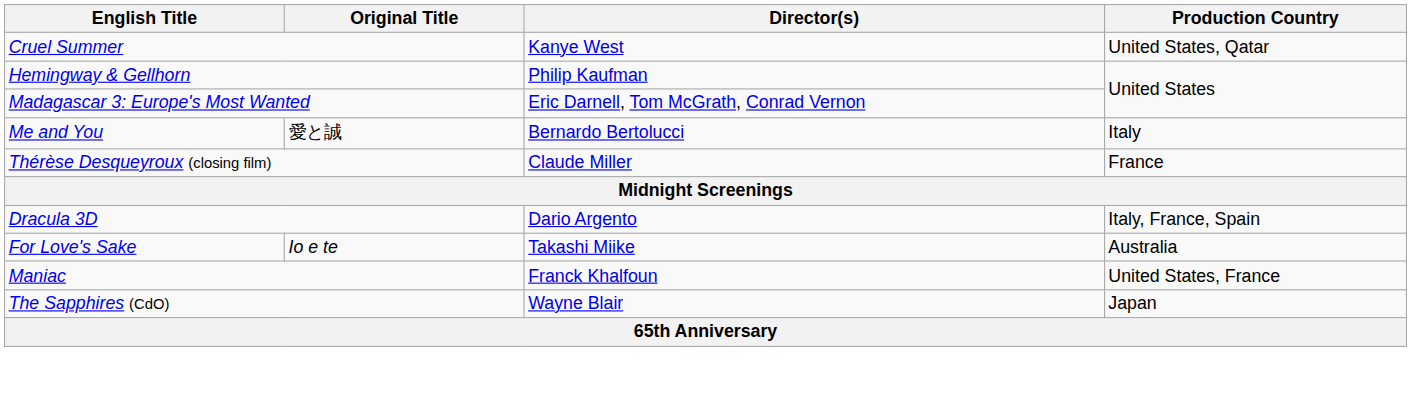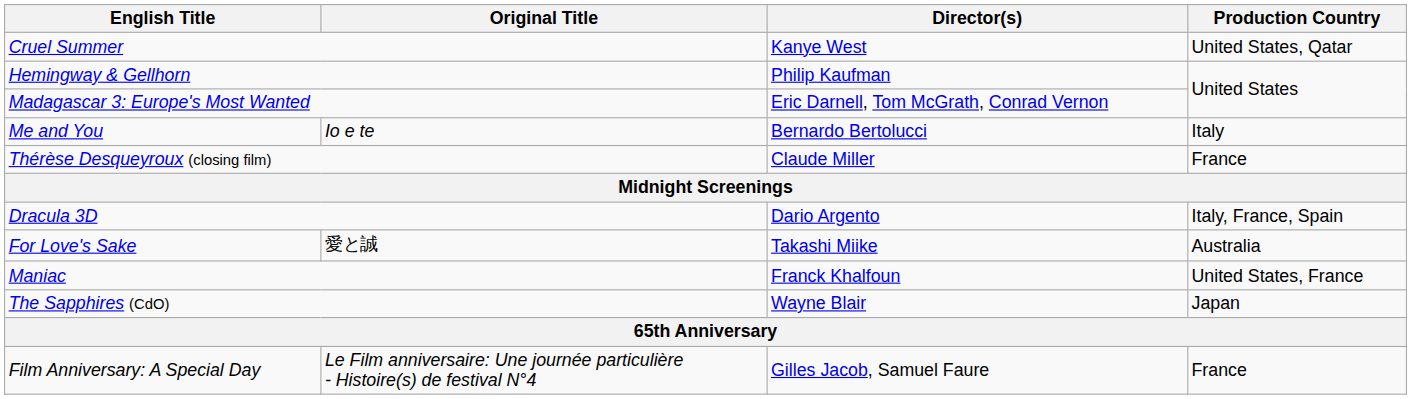(315, 132) 愛と誠 -> (350, 131) Io e te
(313, 247) Io e te -> (352, 245) 愛と誠
+ row: (134, 369)
